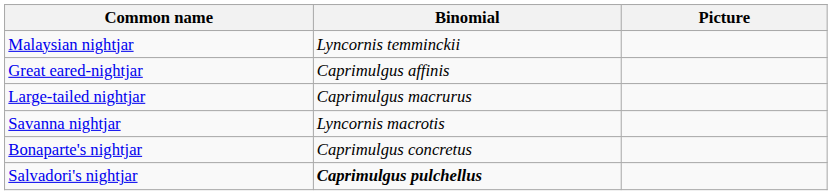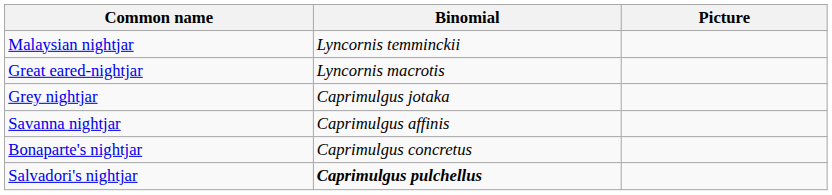(383, 70) Caprimulgus affinis -> (381, 70) Lyncornis macrotis
+ row: (53, 96)
- row: (77, 96)
(381, 123) Lyncornis macrotis -> (383, 123) Caprimulgus affinis
